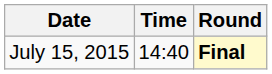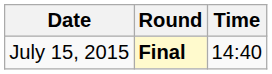columns swapped: (164, 20) <-> (230, 20)
